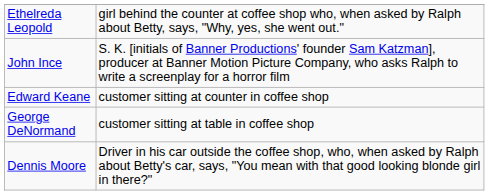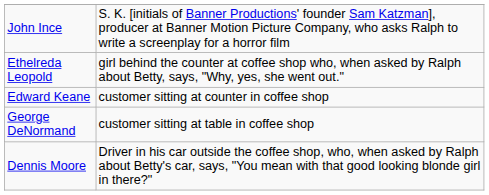rows swapped: (35, 63) <-> (34, 21)
